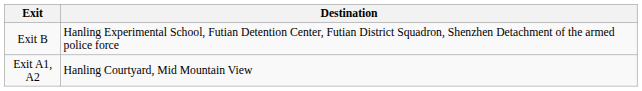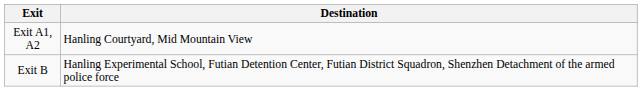rows swapped: (33, 70) <-> (33, 38)
